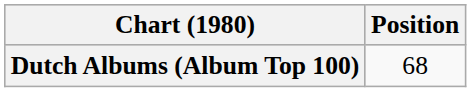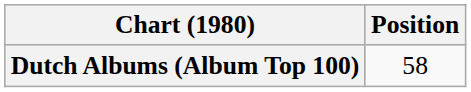(415, 65) 68 -> (415, 65) 58
